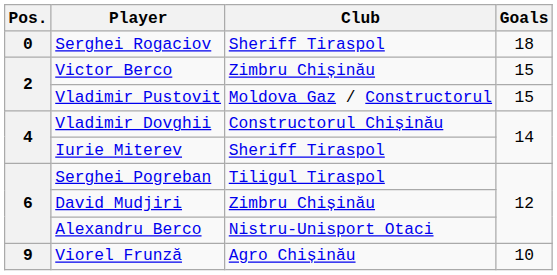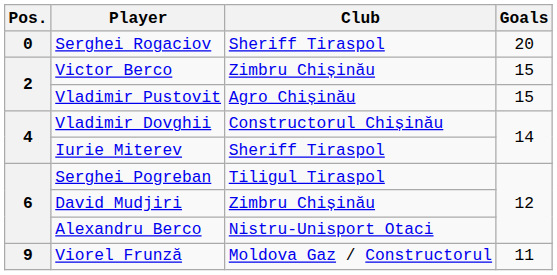(524, 44) 18 -> (524, 44) 20
(360, 97) Moldova Gaz / Constructorul -> (292, 97) Agro Chișinău
(292, 256) Agro Chișinău -> (360, 256) Moldova Gaz / Constructorul
(524, 256) 10 -> (524, 256) 11
